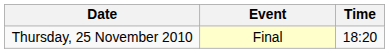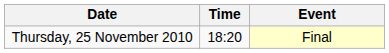columns swapped: (360, 15) <-> (268, 15)
